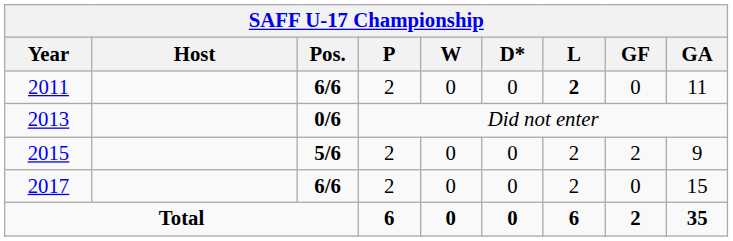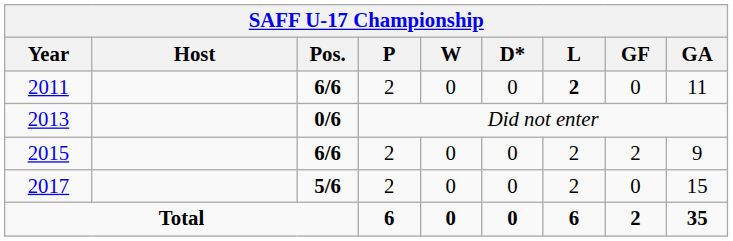(328, 152) 5/6 -> (328, 152) 6/6
(328, 185) 6/6 -> (328, 185) 5/6
